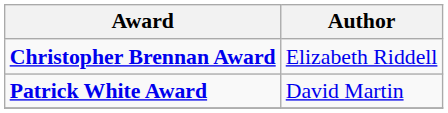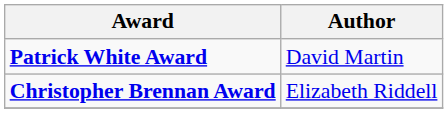rows swapped: (143, 56) <-> (108, 90)
